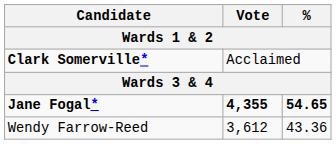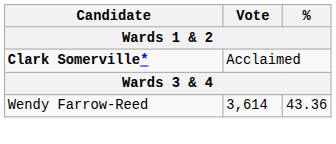- row: (53, 106)
(247, 128) 3,612 -> (247, 106) 3,614
